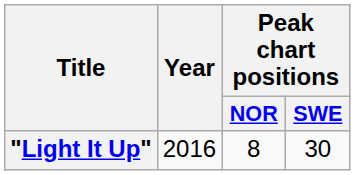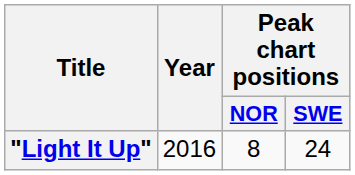(318, 149) 30 -> (318, 149) 24
